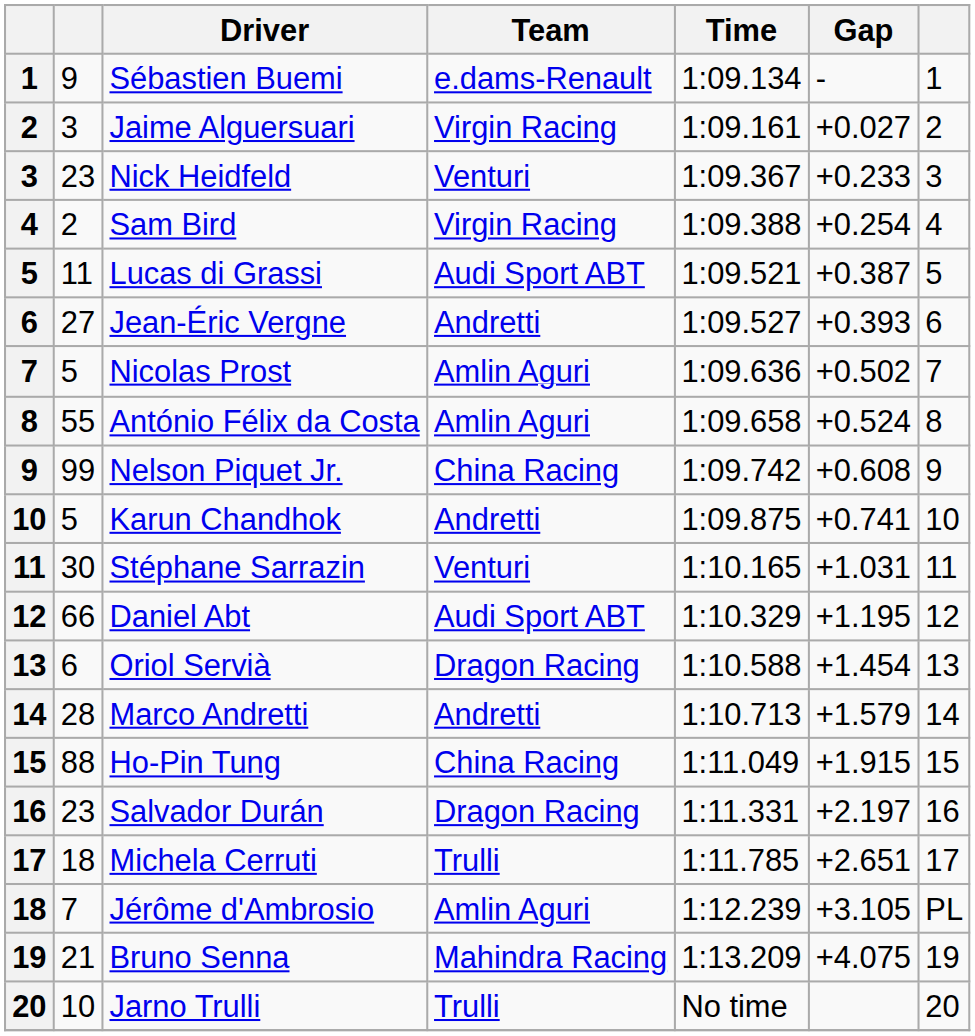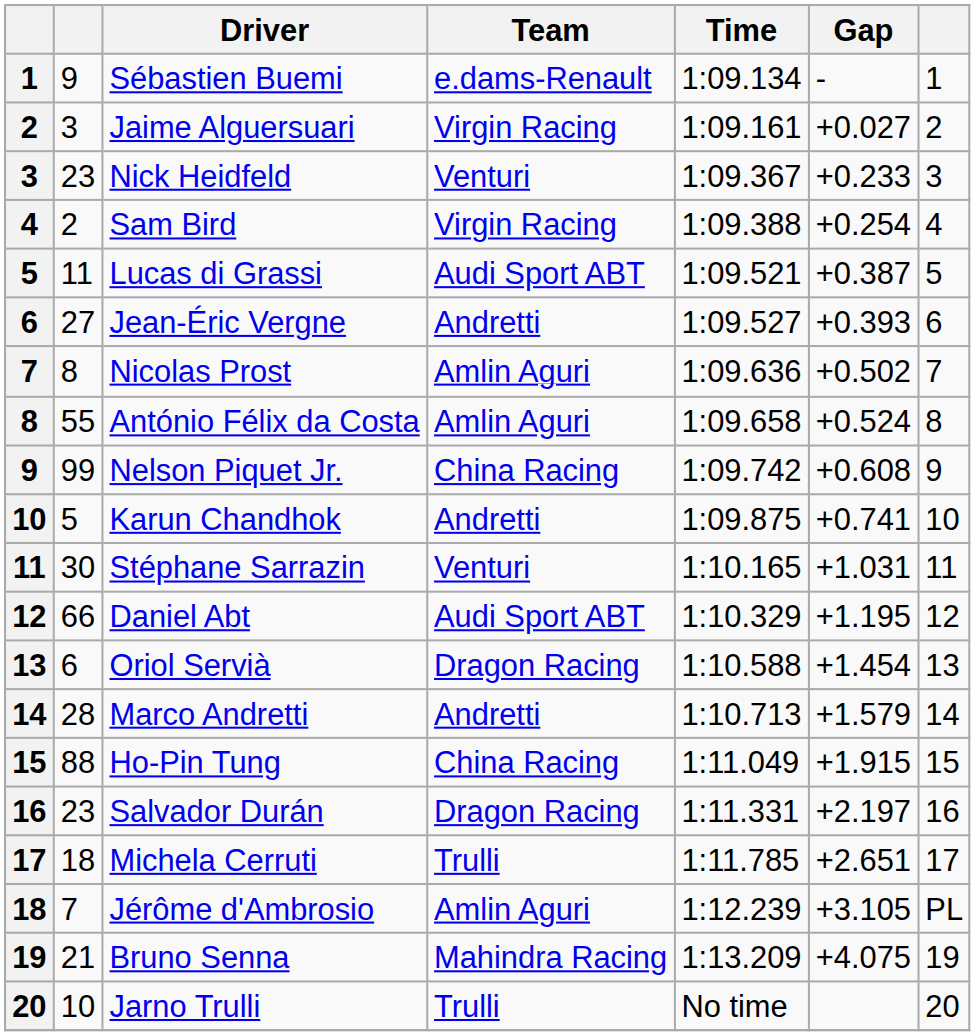(69, 372) 5 -> (69, 372) 8
